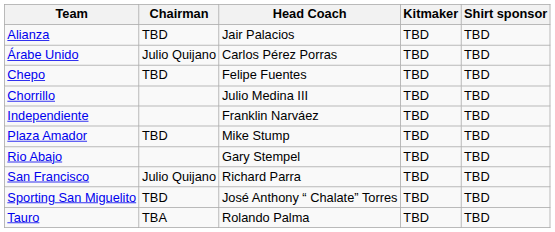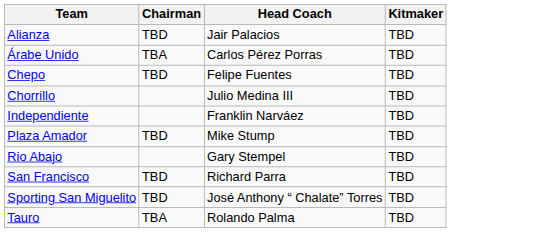- column: (506, 14)
(179, 55) Julio Quijano -> (154, 55) TBA
(179, 177) Julio Quijano -> (155, 177) TBD
